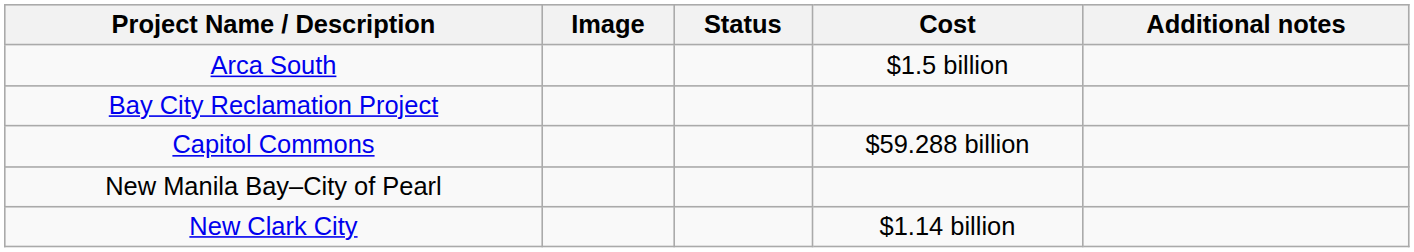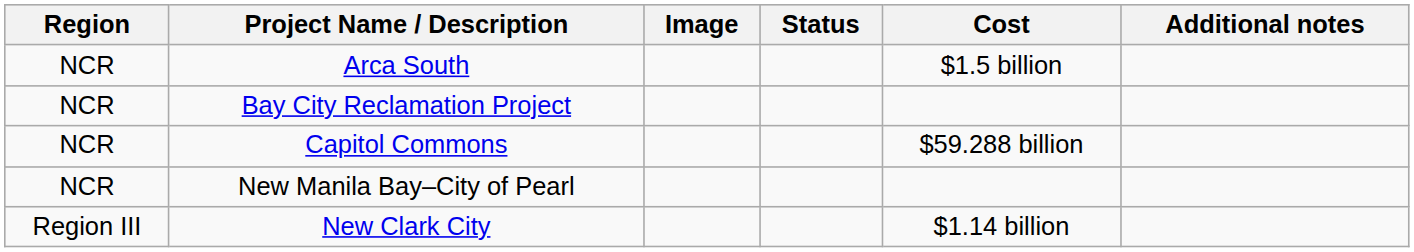+ column: (87, 24)
